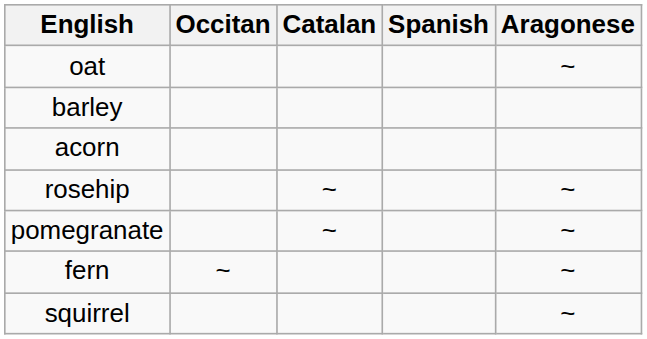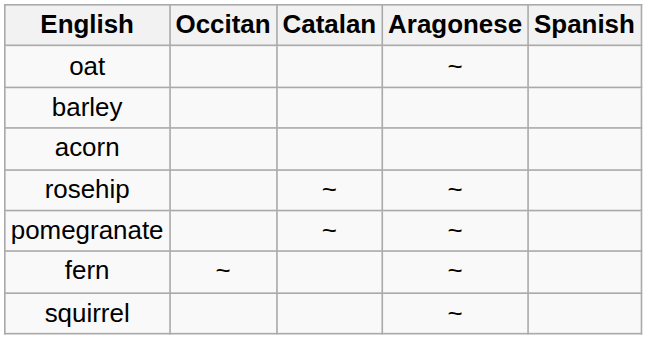columns swapped: (568, 25) <-> (439, 25)
